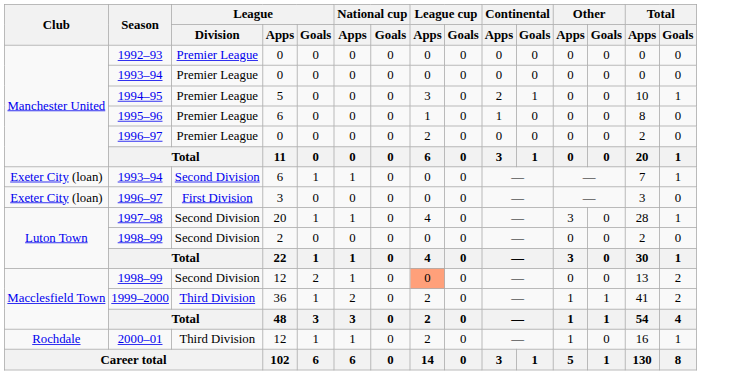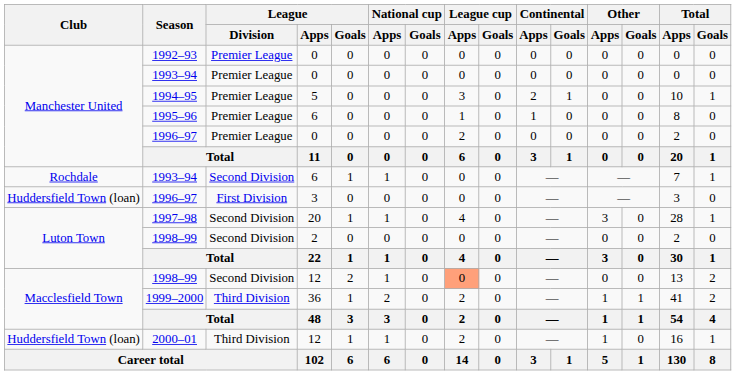(56, 177) Exeter City (loan) -> (74, 177) Rochdale
(56, 197) Exeter City (loan) -> (74, 197) Huddersfield Town (loan)
(56, 339) Rochdale -> (74, 339) Huddersfield Town (loan)
